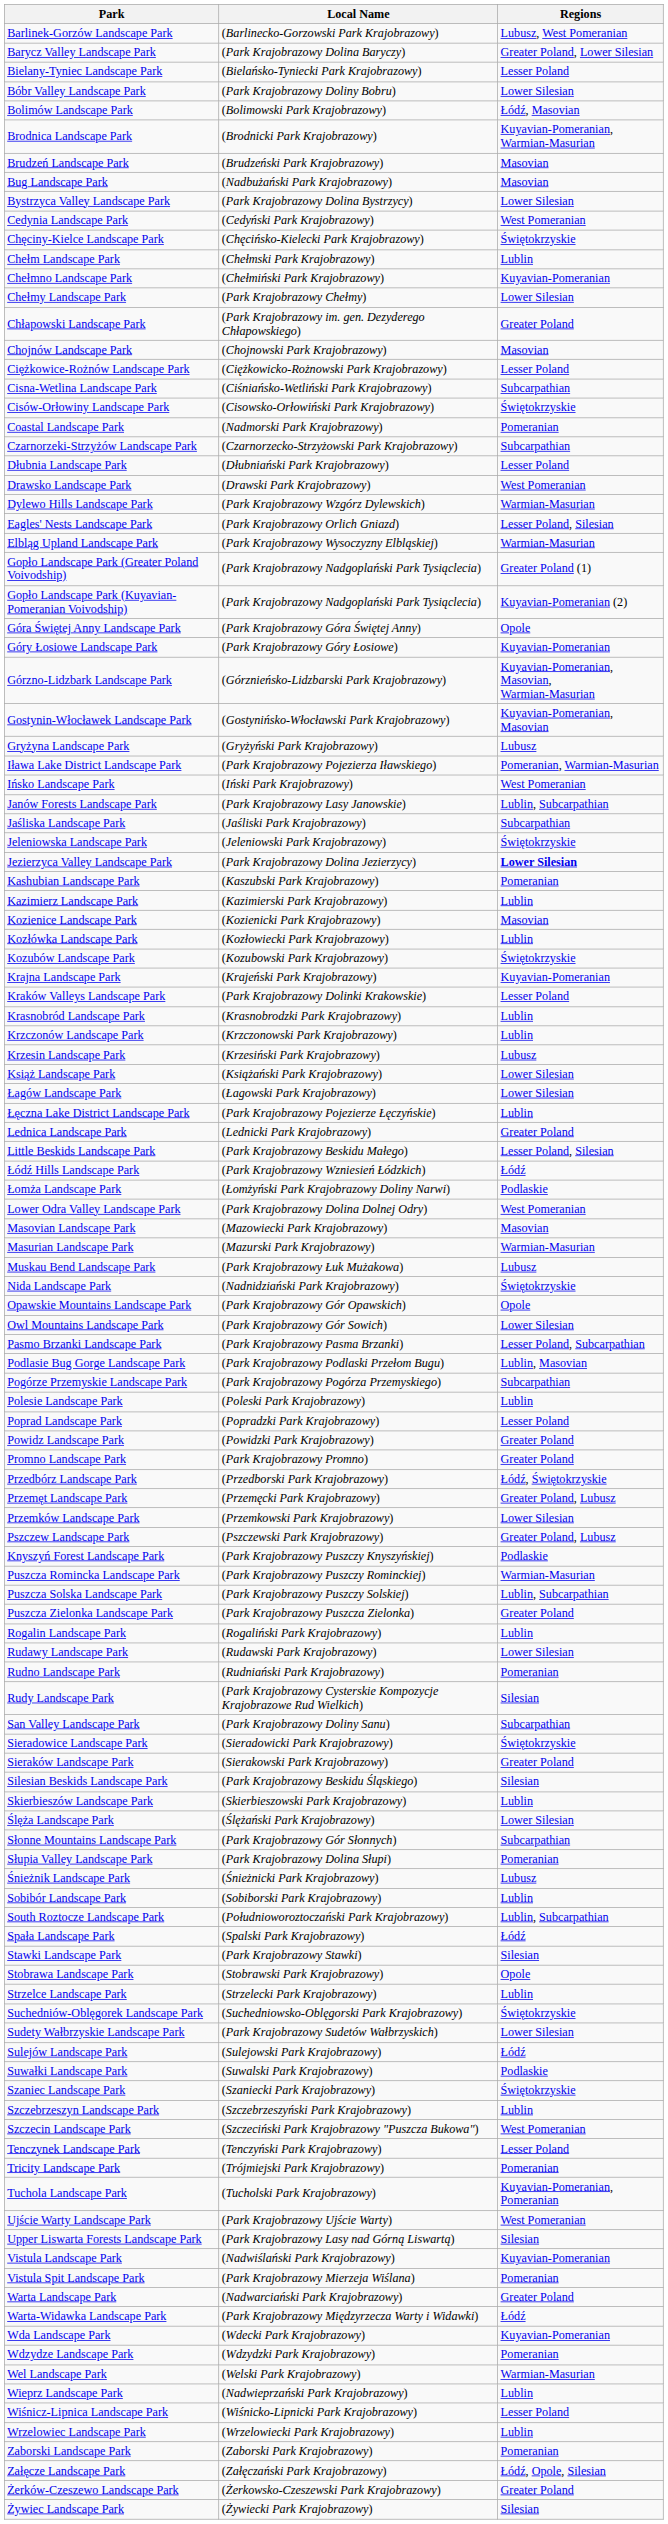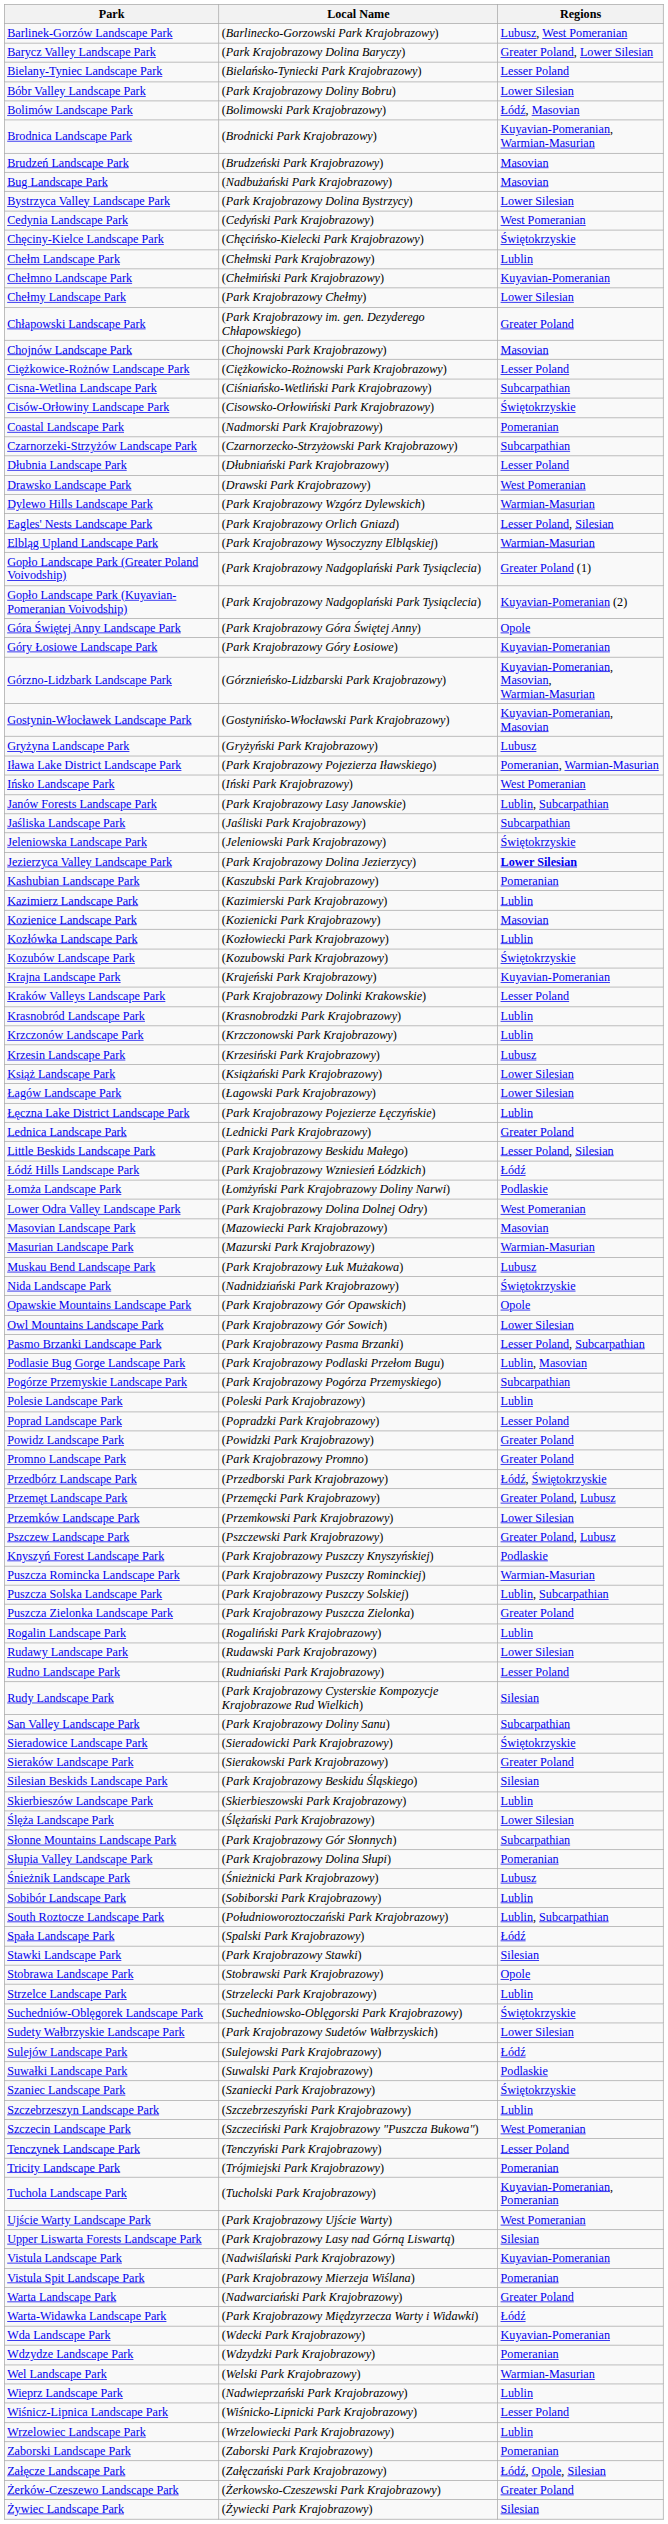(530, 1671) Pomeranian -> (535, 1671) Lesser Poland
